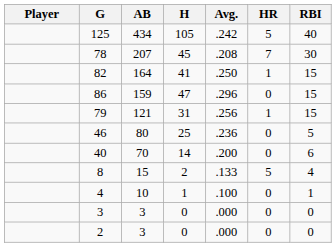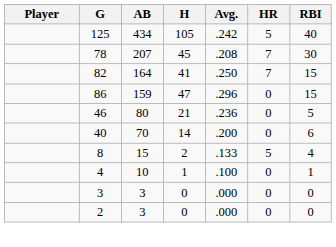(268, 73) 1 -> (268, 73) 7
- row: (100, 113)
(184, 133) 25 -> (184, 113) 21
